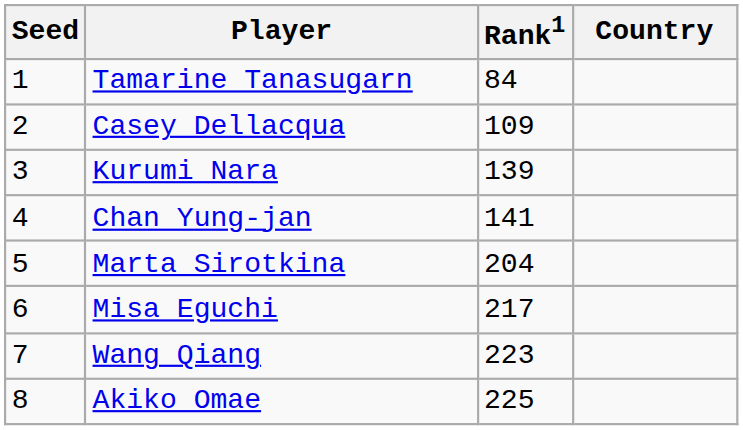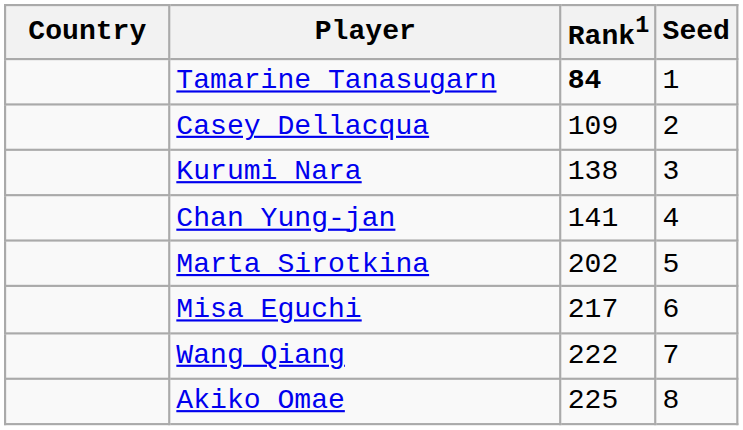columns swapped: (654, 32) <-> (45, 32)
(501, 81) normal -> (585, 81) bold
(509, 172) 139 -> (593, 172) 138
(509, 264) 204 -> (593, 264) 202
(509, 356) 223 -> (593, 356) 222
